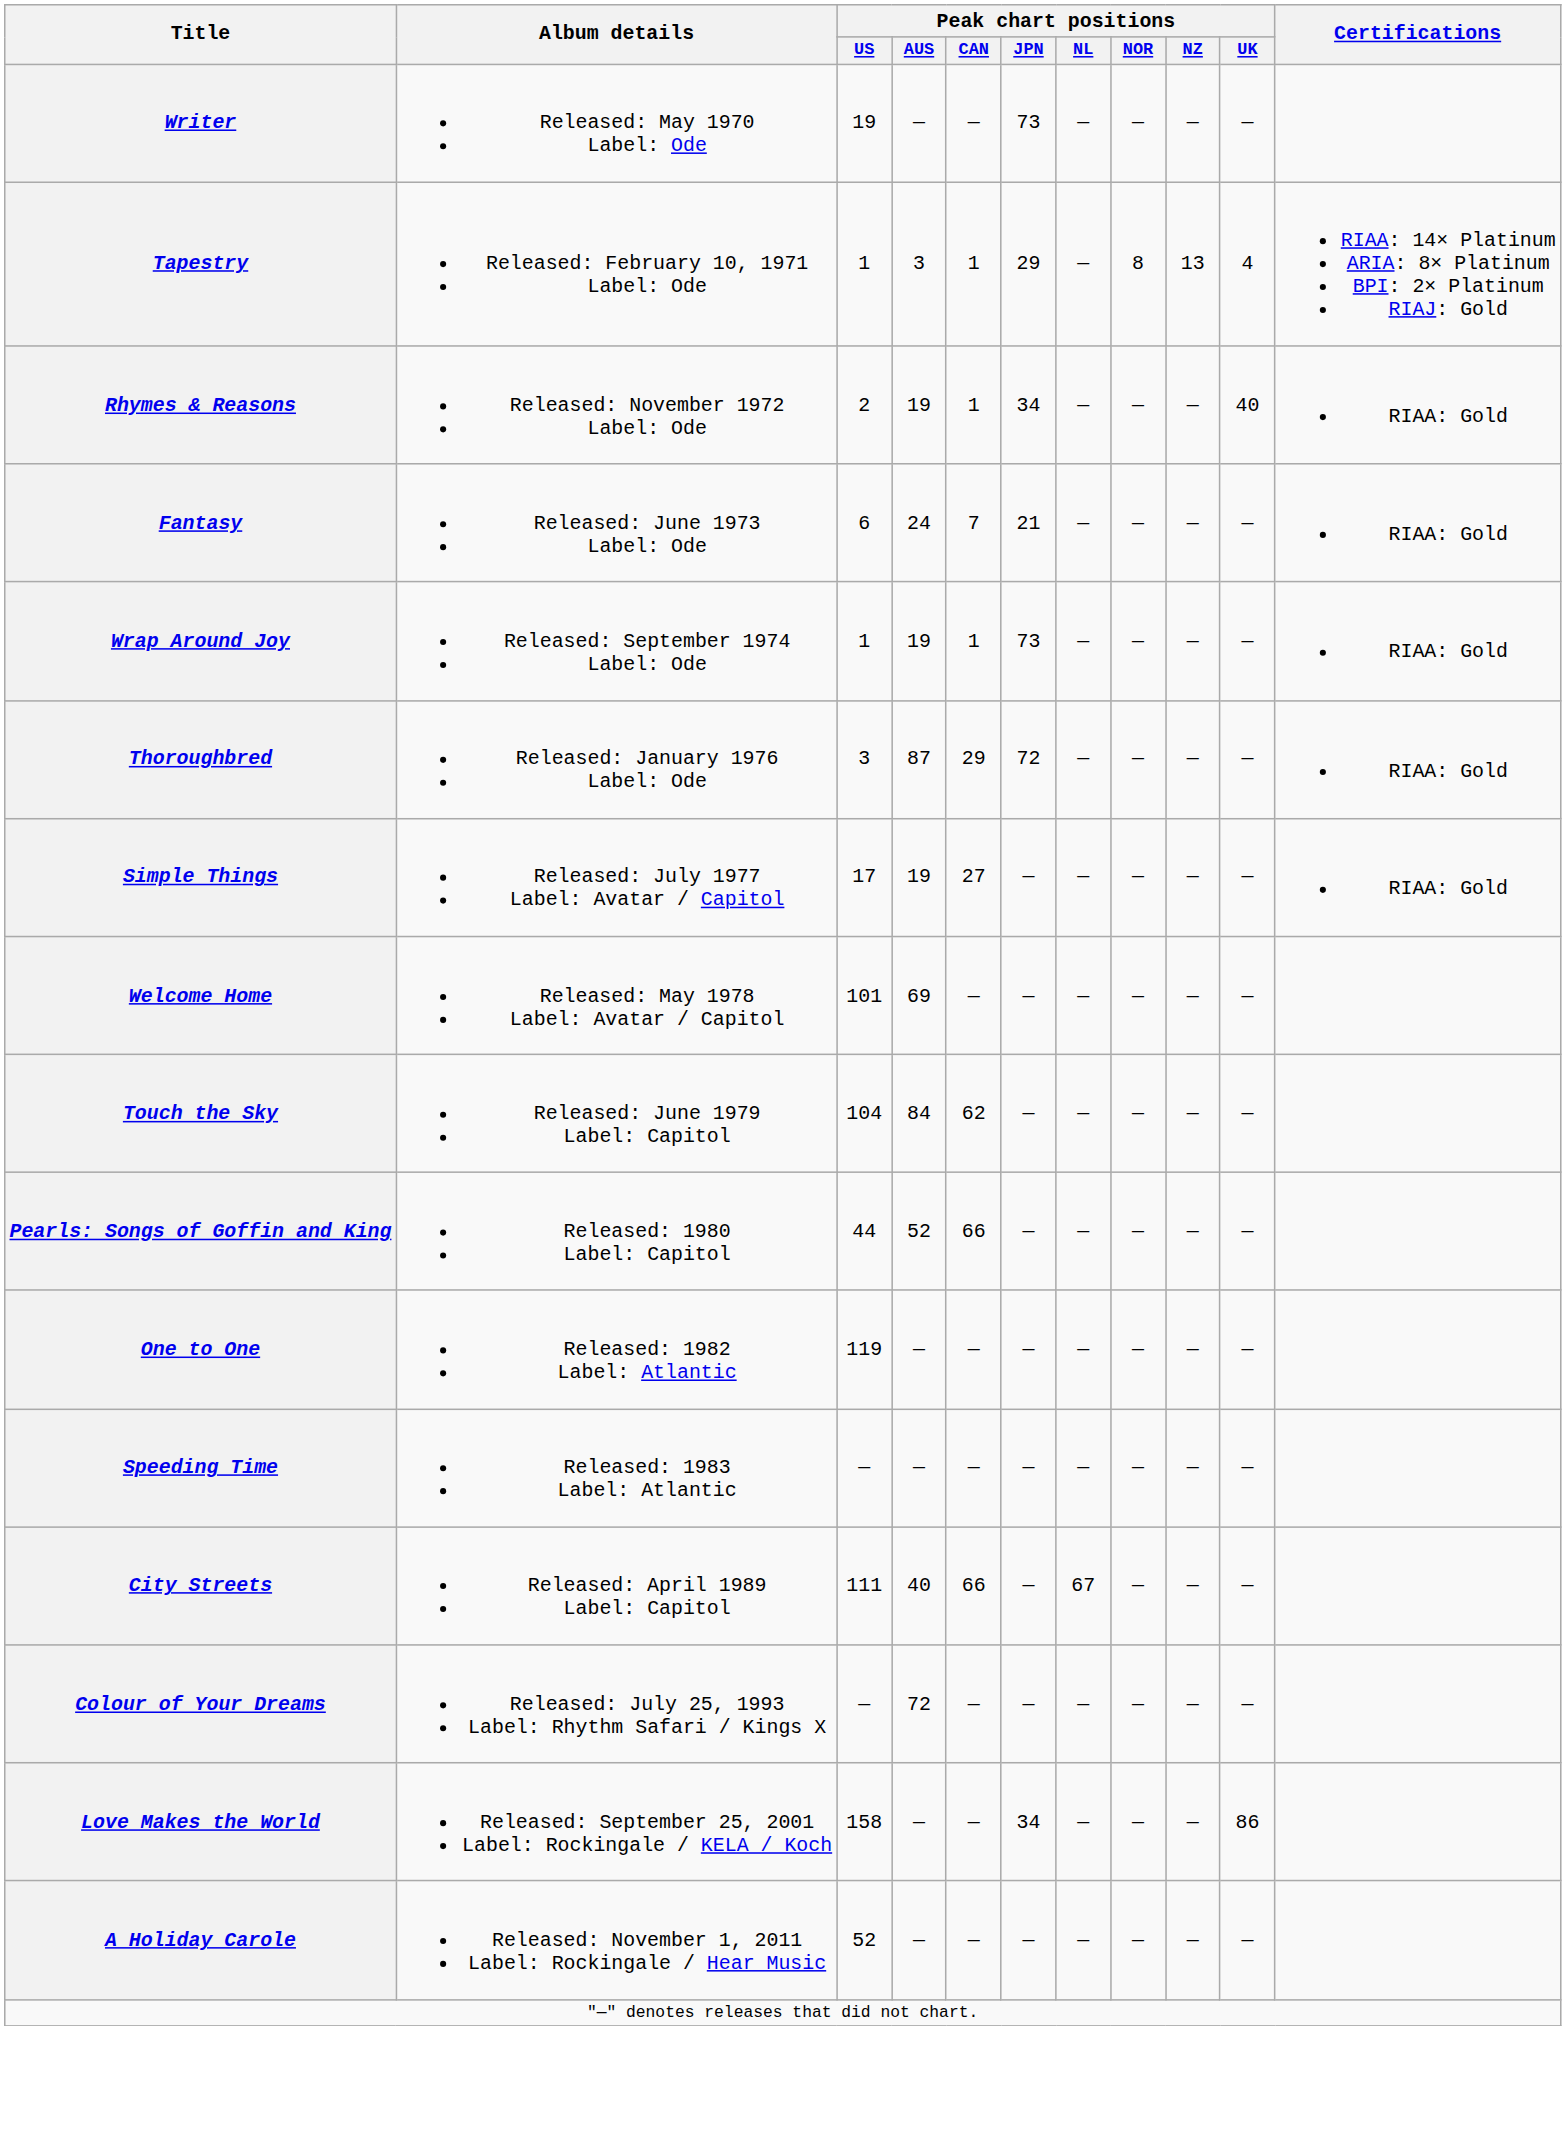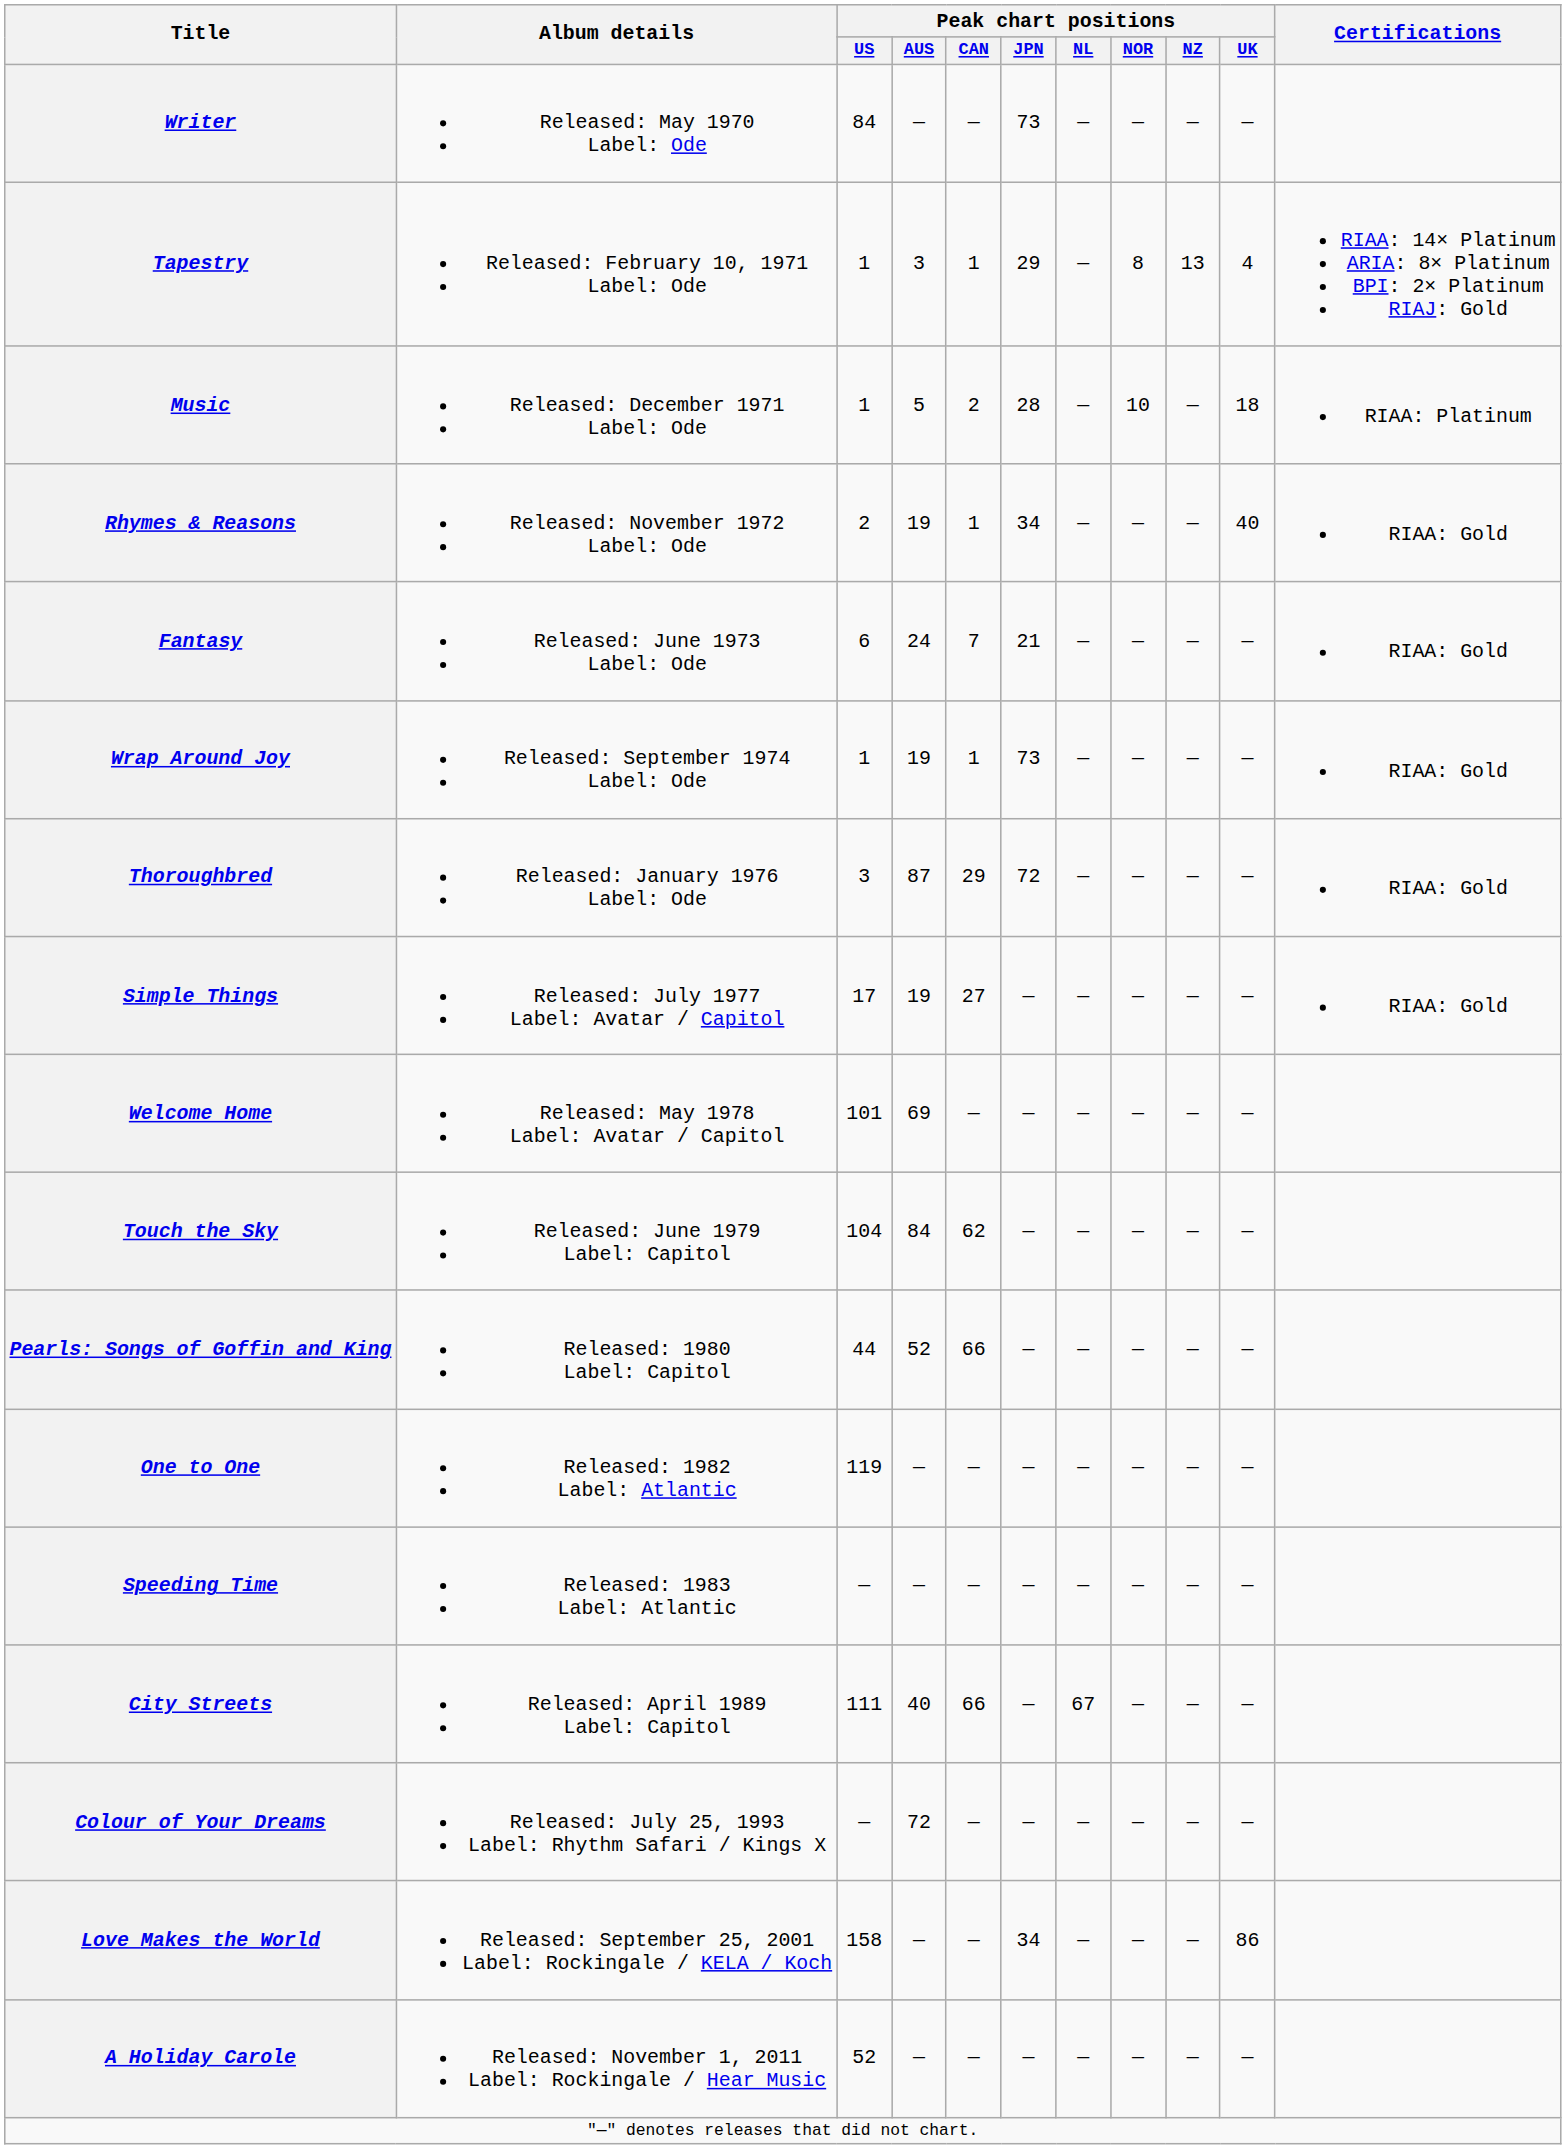(864, 123) 19 -> (864, 123) 84
+ row: (200, 405)
